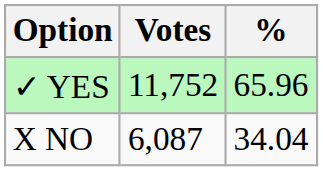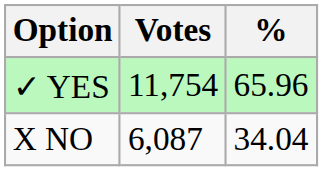(173, 84) 11,752 -> (173, 84) 11,754
